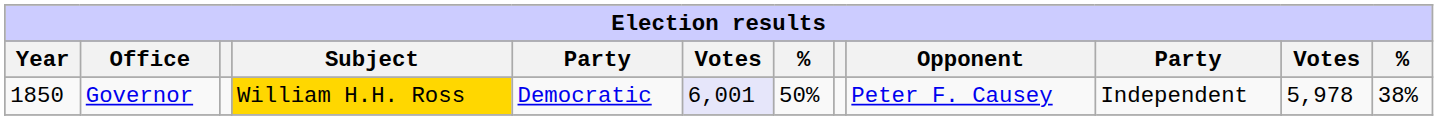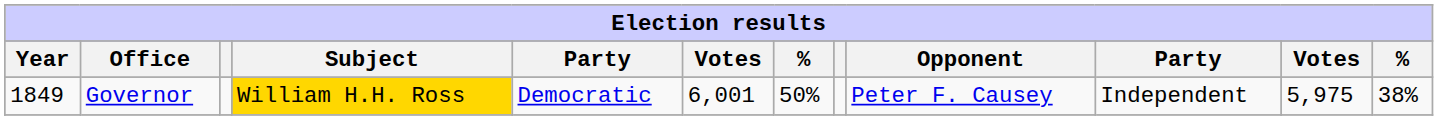(37, 96) 1850 -> (37, 96) 1849
(721, 96) lavender background -> (721, 96) no background
(1320, 96) 5,978 -> (1320, 96) 5,975
